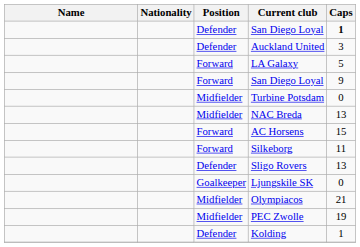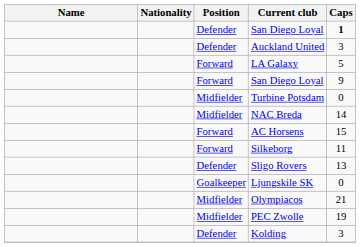(341, 115) 13 -> (341, 115) 14
(341, 234) 1 -> (341, 234) 3
